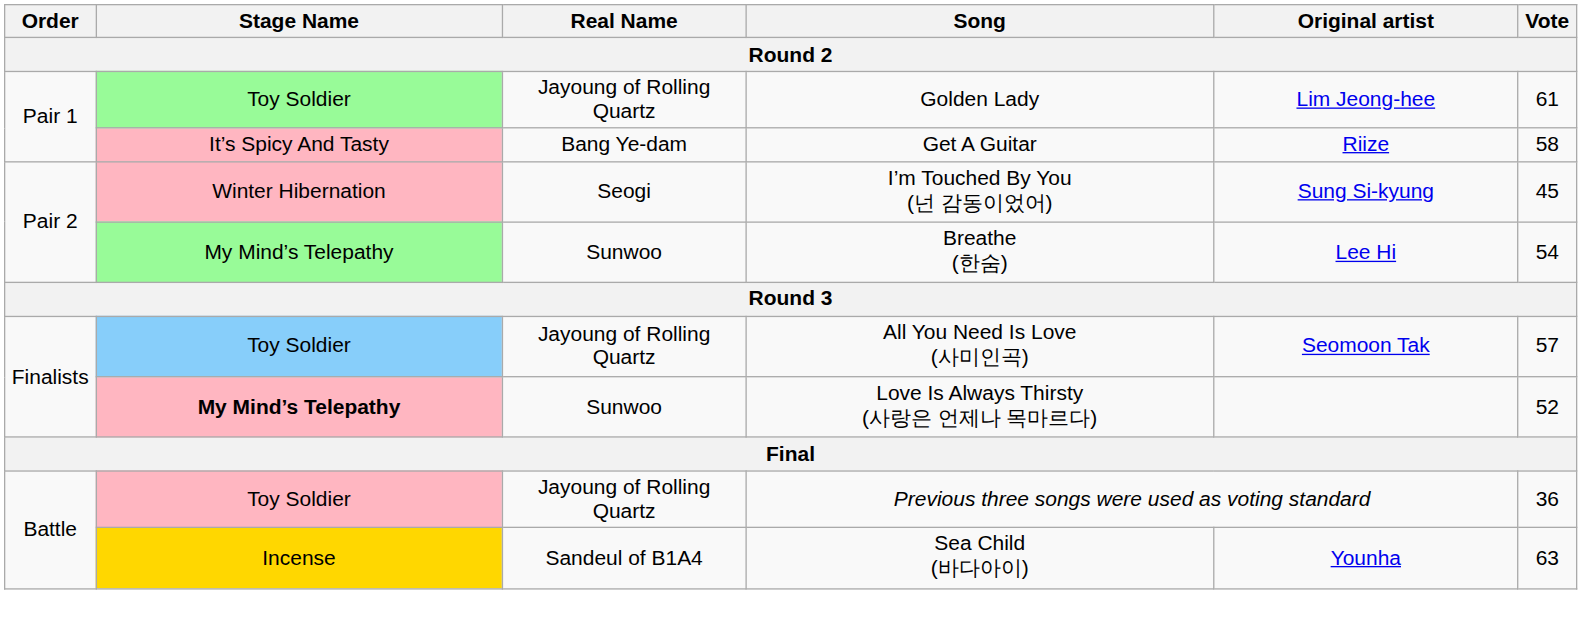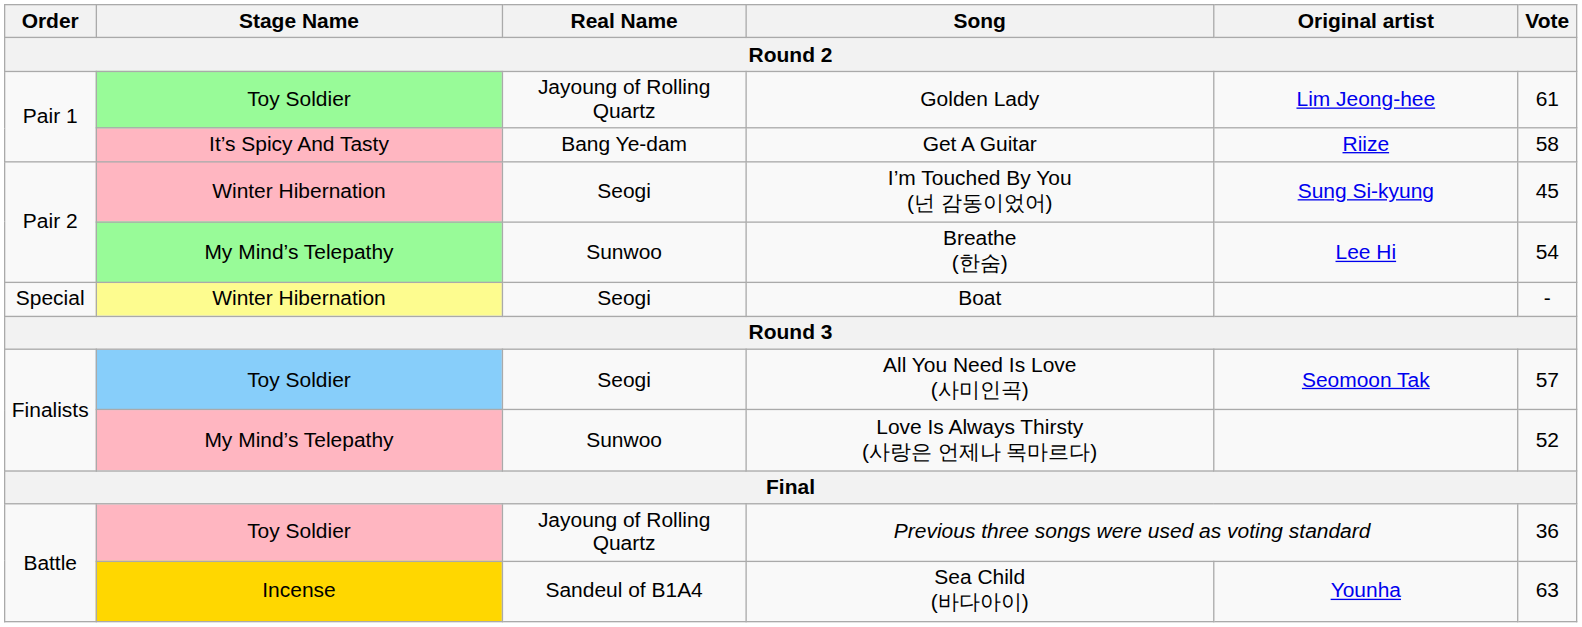+ row: (980, 299)
(624, 346) Jayoung of Rolling Quartz -> (624, 379) Seogi
(299, 406) bold -> (299, 440) normal
